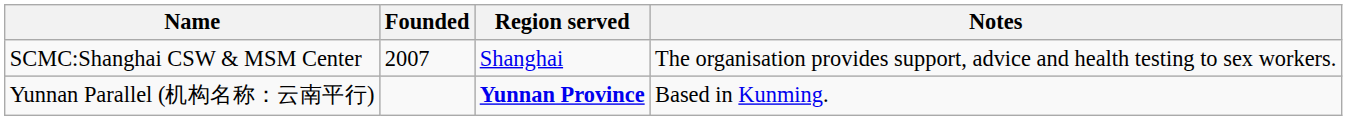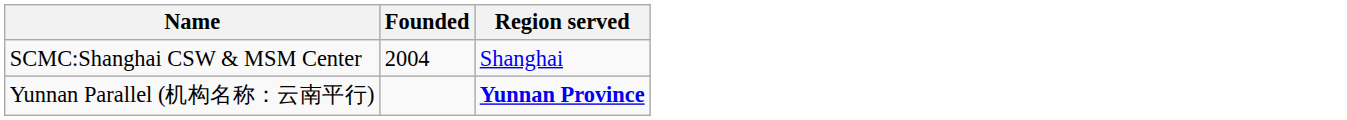- column: (996, 22)
(407, 57) 2007 -> (407, 57) 2004
